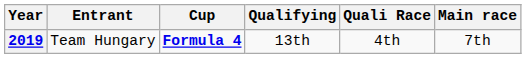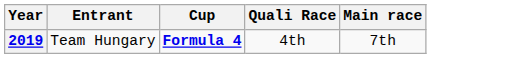- column: (292, 17)
